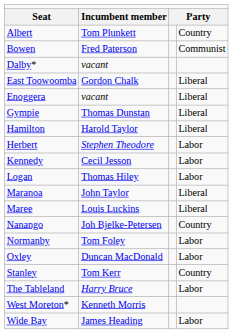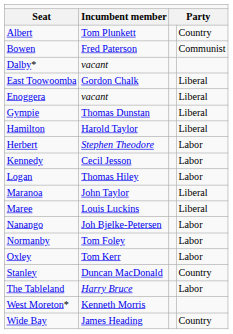(195, 224) Country -> (190, 224) Labor
(122, 256) Duncan MacDonald -> (101, 256) Tom Kerr
(101, 272) Tom Kerr -> (122, 272) Duncan MacDonald
(190, 320) Labor -> (195, 320) Country
